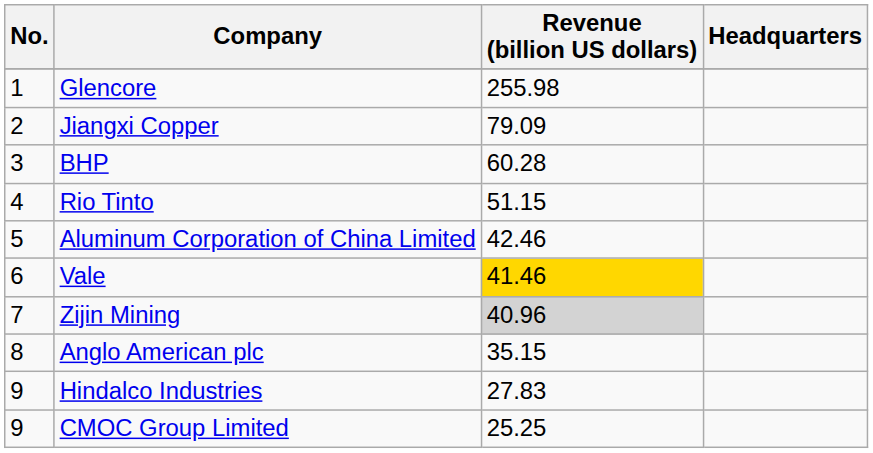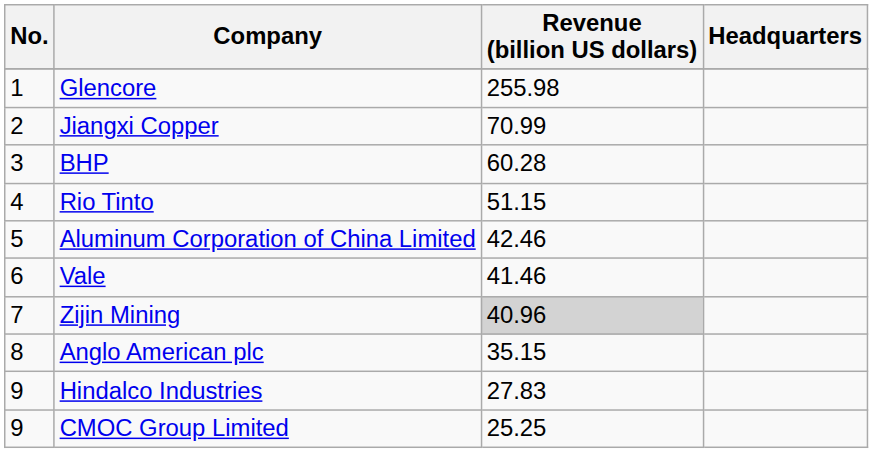(517, 125) 79.09 -> (517, 125) 70.99
(517, 277) gold background -> (517, 277) no background
